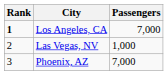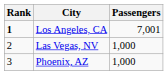(149, 29) 7,000 -> (149, 29) 7,001
(124, 62) 7,000 -> (124, 62) 1,000
